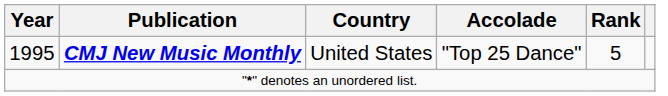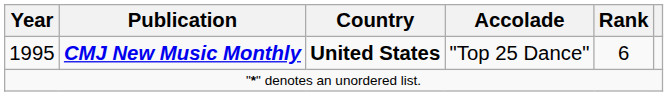(371, 52) normal -> (375, 52) bold
(616, 52) 5 -> (624, 52) 6
